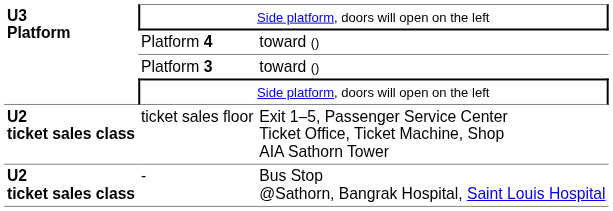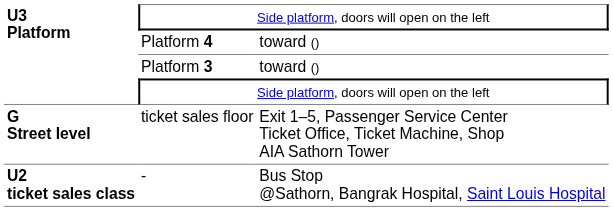(71, 125) U2 ticket sales class -> (49, 125) G Street level
